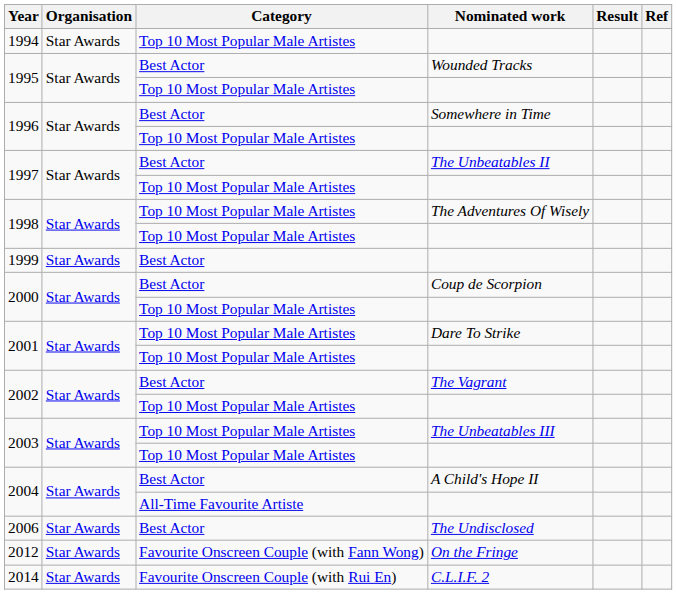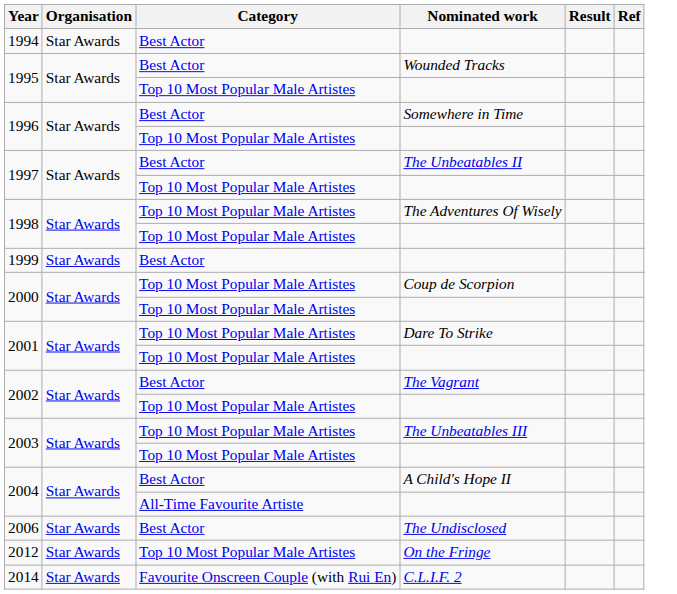(247, 41) Top 10 Most Popular Male Artistes -> (172, 41) Best Actor
(172, 284) Best Actor -> (247, 284) Top 10 Most Popular Male Artistes
(281, 552) Favourite Onscreen Couple (with Fann Wong) -> (247, 552) Top 10 Most Popular Male Artistes
